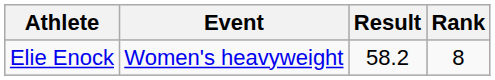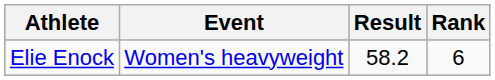(458, 57) 8 -> (458, 57) 6
